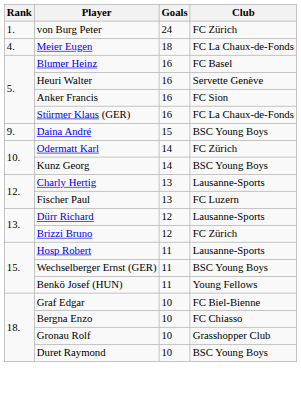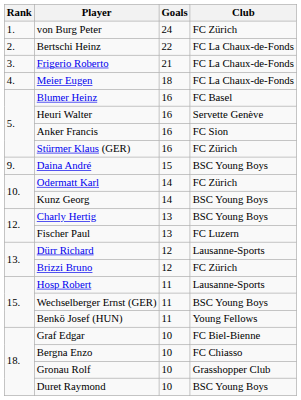+ row: (69, 47)
+ row: (73, 64)
(243, 115) FC La Chaux-de-Fonds -> (215, 149) FC Zürich
(229, 183) Lausanne-Sports -> (230, 217) BSC Young Boys
